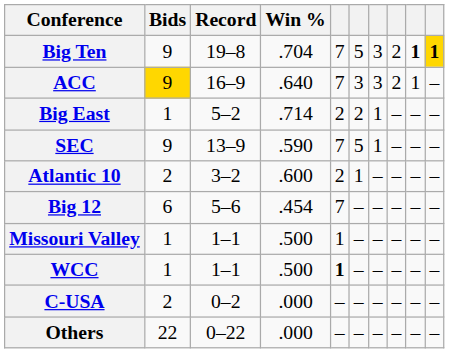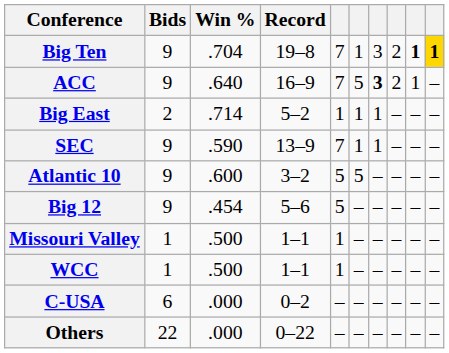columns swapped: (226, 20) <-> (296, 20)
(359, 51) 5 -> (359, 51) 1
(167, 82) gold background -> (167, 82) no background
(359, 82) 3 -> (359, 82) 5
(378, 82) normal -> (378, 82) bold
(167, 113) 1 -> (167, 113) 2
(340, 113) 2 -> (340, 113) 1
(359, 113) 2 -> (359, 113) 1
(359, 144) 5 -> (359, 144) 1
(167, 176) 2 -> (167, 176) 9
(340, 176) 2 -> (340, 176) 5
(359, 176) 1 -> (359, 176) 5
(167, 207) 6 -> (167, 207) 9
(340, 207) 7 -> (340, 207) 5
(340, 269) bold -> (340, 269) normal
(167, 301) 2 -> (167, 301) 6
